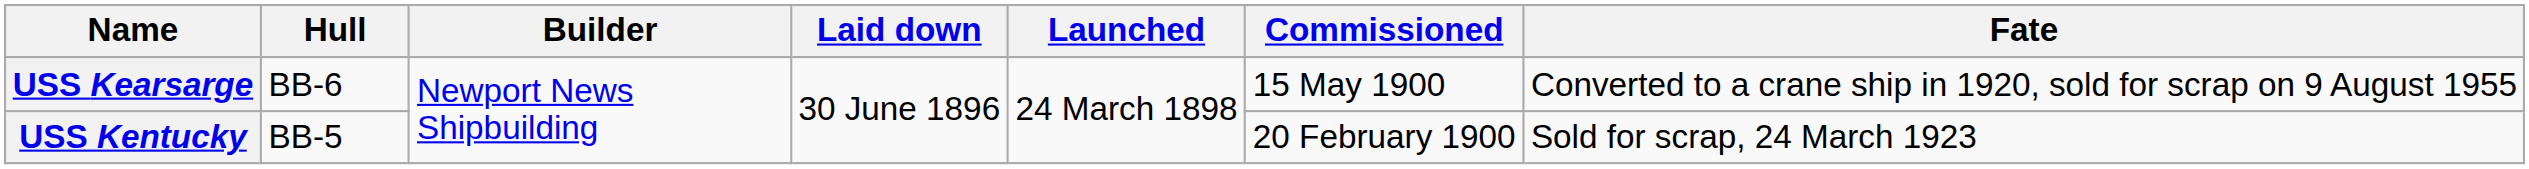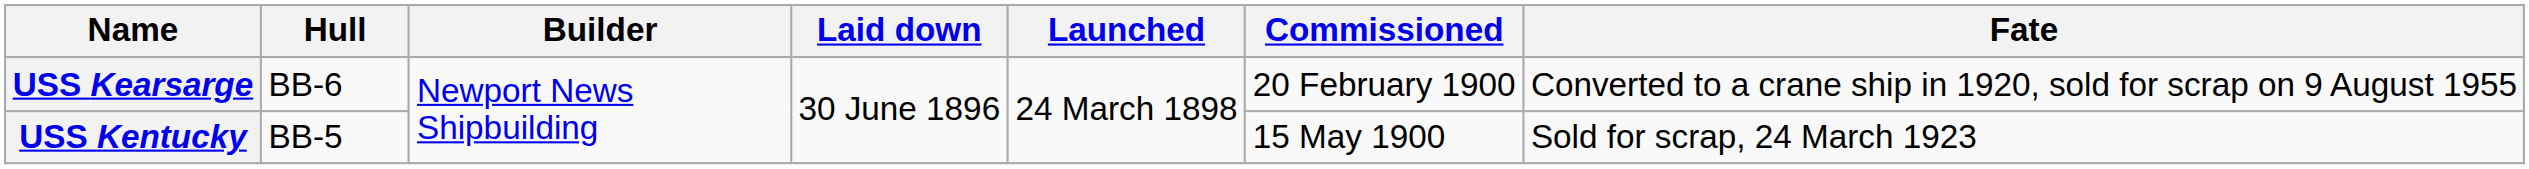(1349, 83) 15 May 1900 -> (1384, 83) 20 February 1900
(1384, 136) 20 February 1900 -> (1349, 136) 15 May 1900
